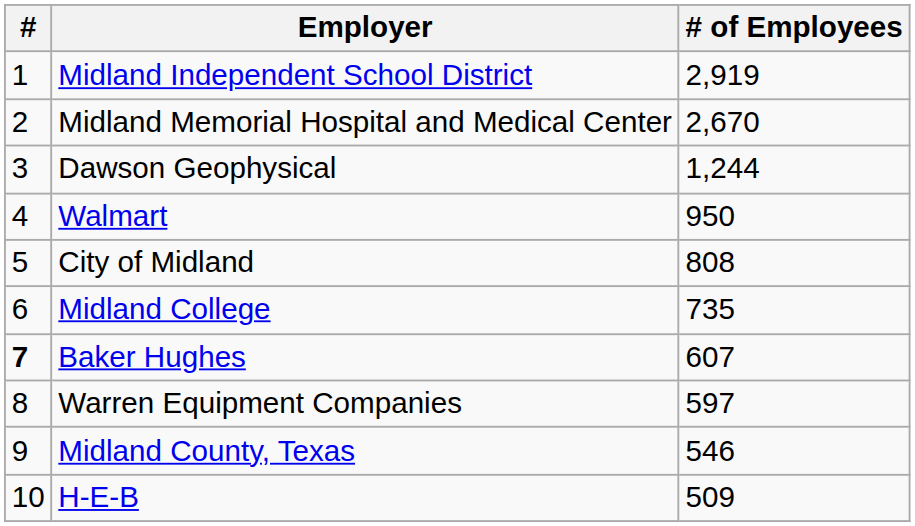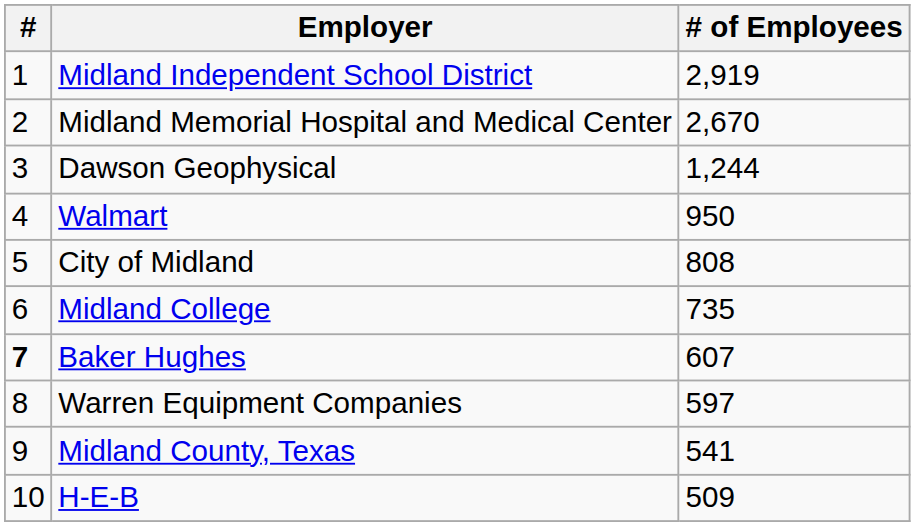(710, 450) 546 -> (710, 450) 541
